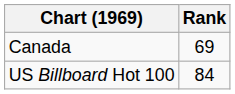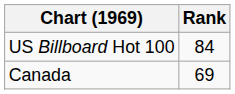rows swapped: (40, 46) <-> (92, 74)
